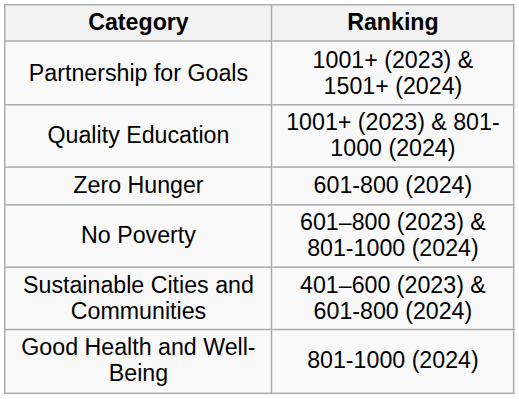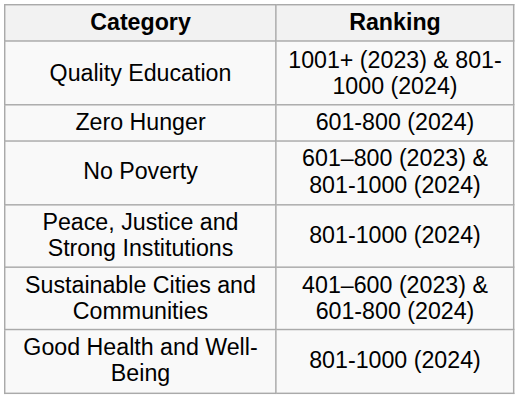- row: (138, 72)
+ row: (141, 235)
